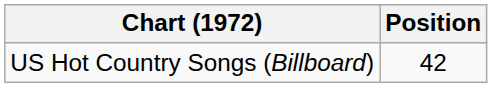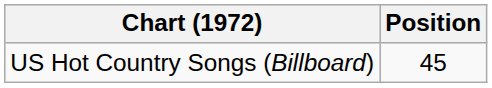(433, 62) 42 -> (433, 62) 45
